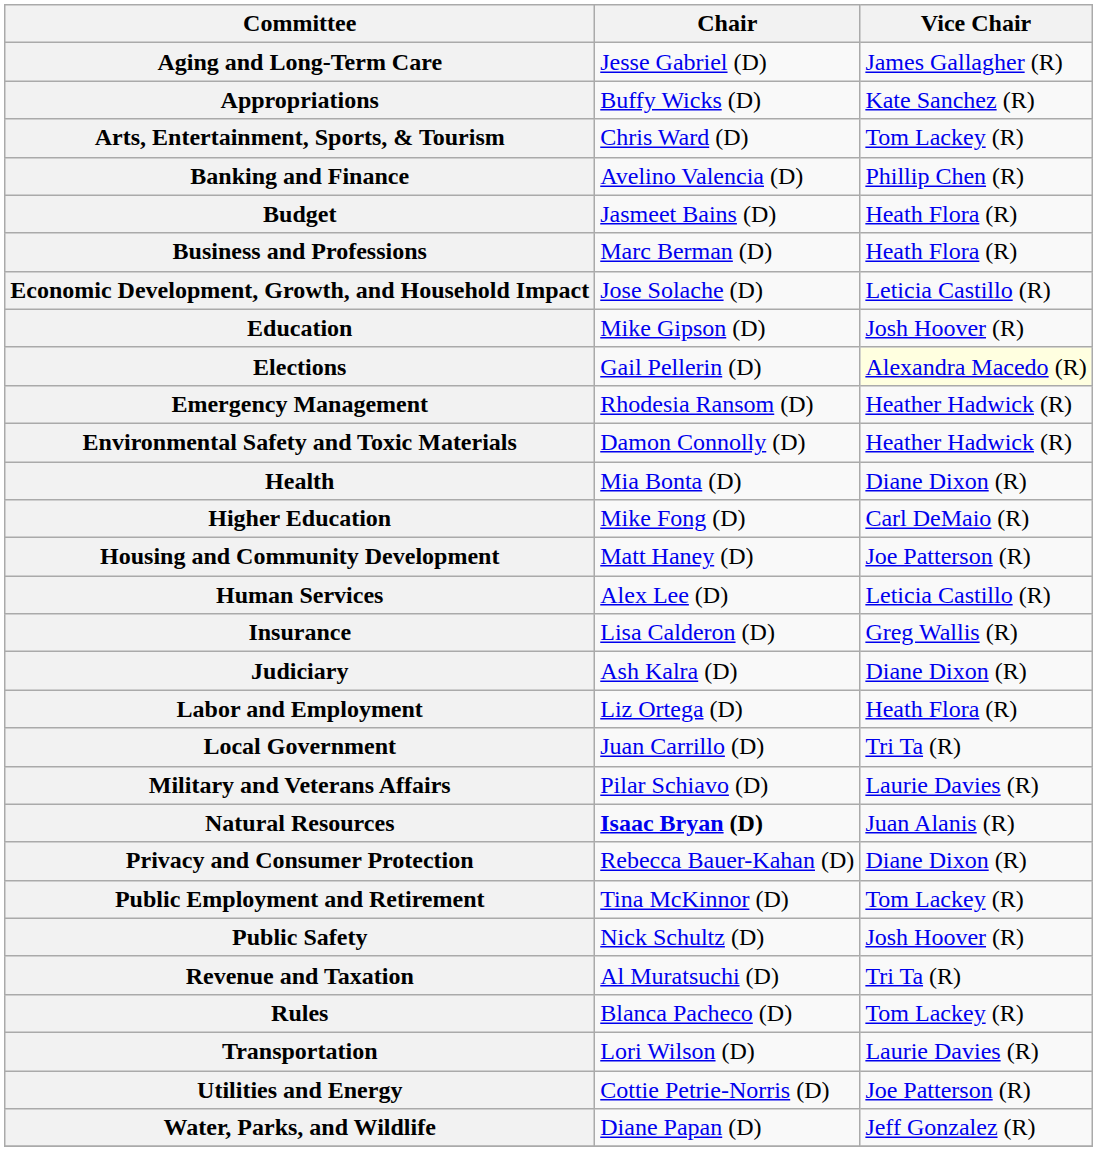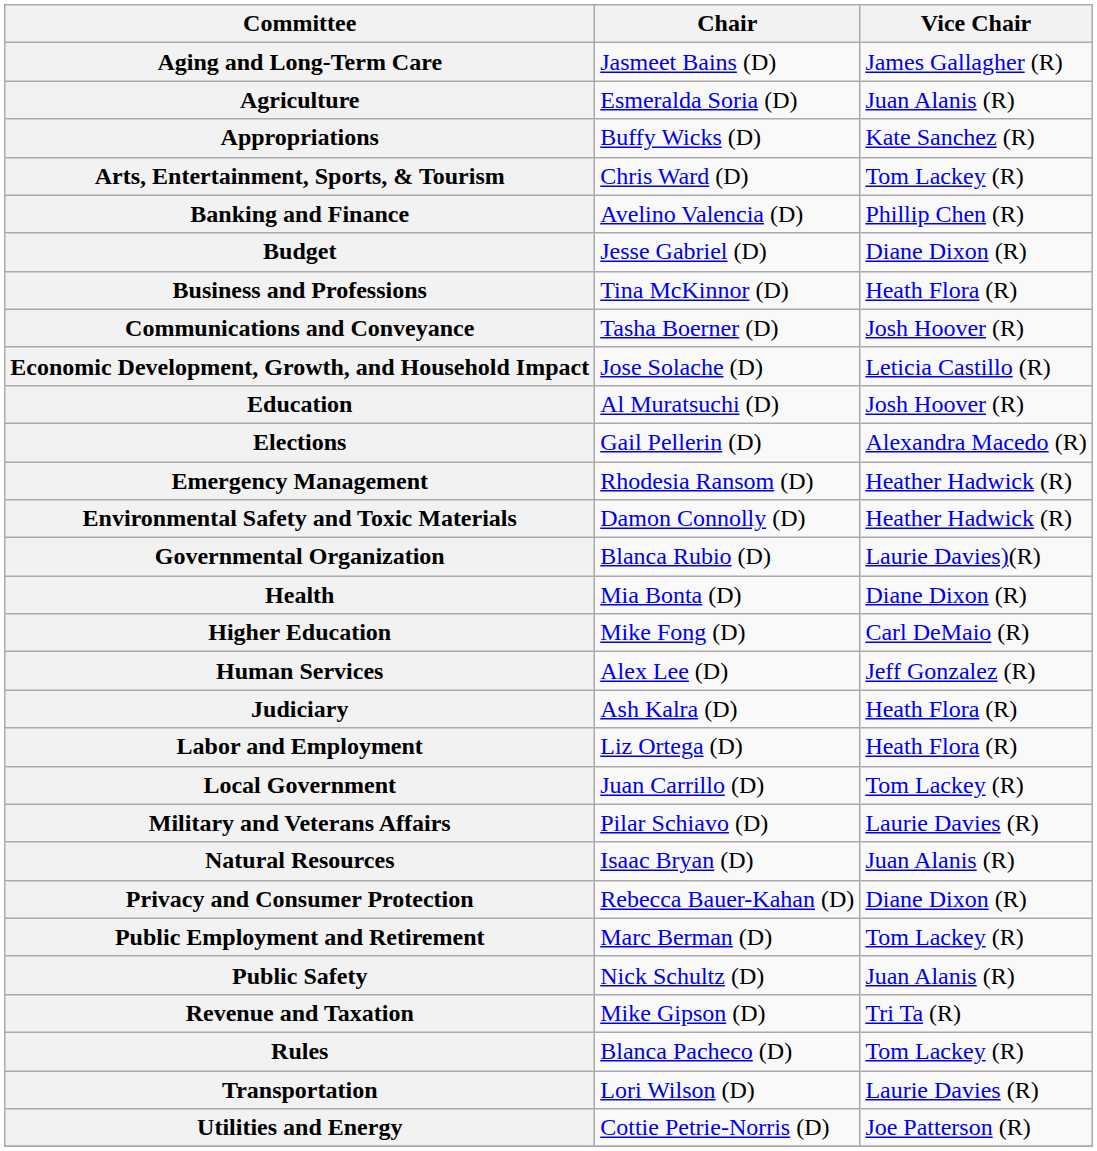(684, 61) Jesse Gabriel (D) -> (688, 61) Jasmeet Bains (D)
+ row: (300, 99)
(688, 213) Jasmeet Bains (D) -> (684, 251) Jesse Gabriel (D)
(941, 213) Heath Flora (R) -> (946, 251) Diane Dixon (R)
(686, 251) Marc Berman (D) -> (694, 289) Tina McKinnor (D)
+ row: (300, 328)
(683, 328) Mike Gipson (D) -> (690, 404) Al Muratsuchi (D)
(976, 366) lightyellow background -> (976, 442) no background
+ row: (300, 556)
- row: (300, 556)
(958, 594) Leticia Castillo (R) -> (950, 670) Jeff Gonzalez (R)
- row: (300, 632)
(946, 670) Diane Dixon (R) -> (941, 708) Heath Flora (R)
(913, 746) Tri Ta (R) -> (945, 784) Tom Lackey (R)
(682, 822) bold -> (677, 860) normal
(694, 898) Tina McKinnor (D) -> (686, 937) Marc Berman (D)
(945, 937) Josh Hoover (R) -> (940, 975) Juan Alanis (R)
(690, 975) Al Muratsuchi (D) -> (683, 1013) Mike Gipson (D)
- row: (300, 1127)
